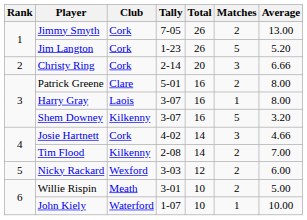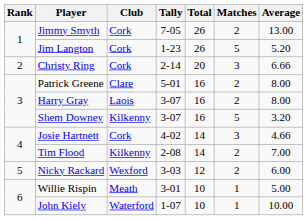(237, 100) 1 -> (237, 100) 2
(237, 188) 2 -> (237, 188) 1
